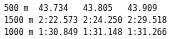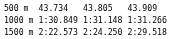rows swapped: (19, 33) <-> (19, 21)
